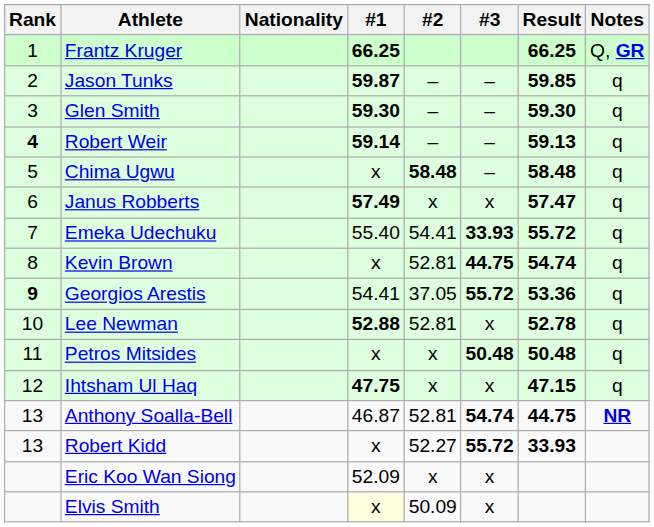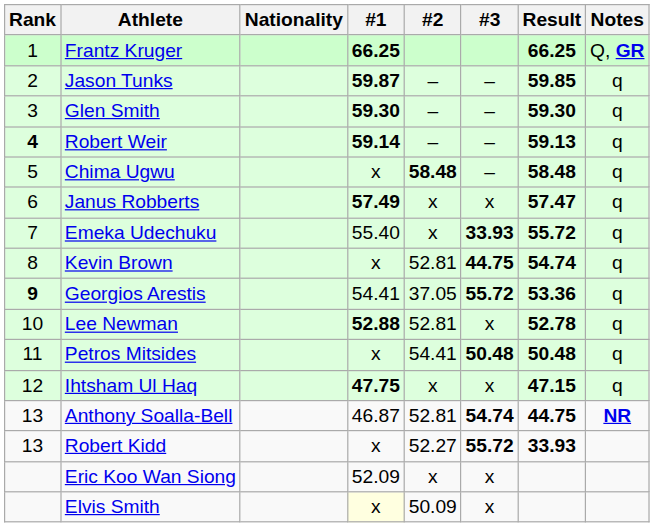(433, 232) 54.41 -> (433, 232) x
(433, 354) x -> (433, 354) 54.41
